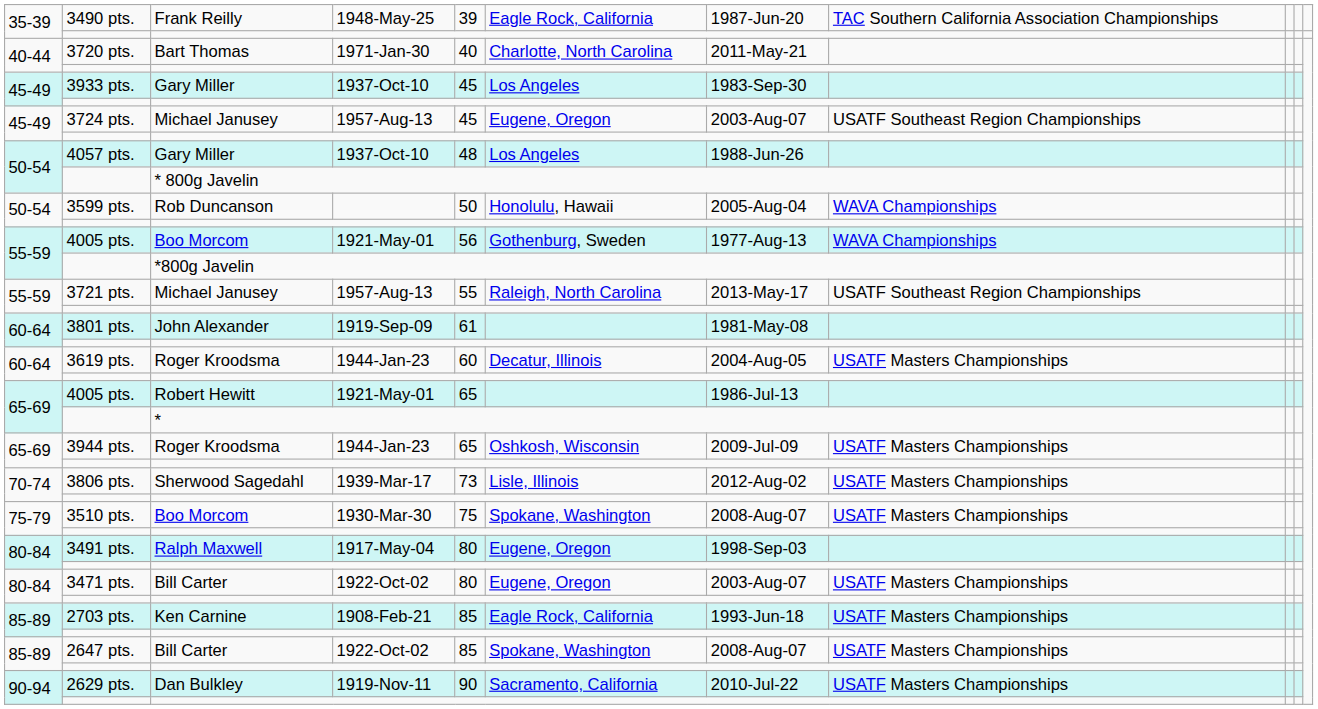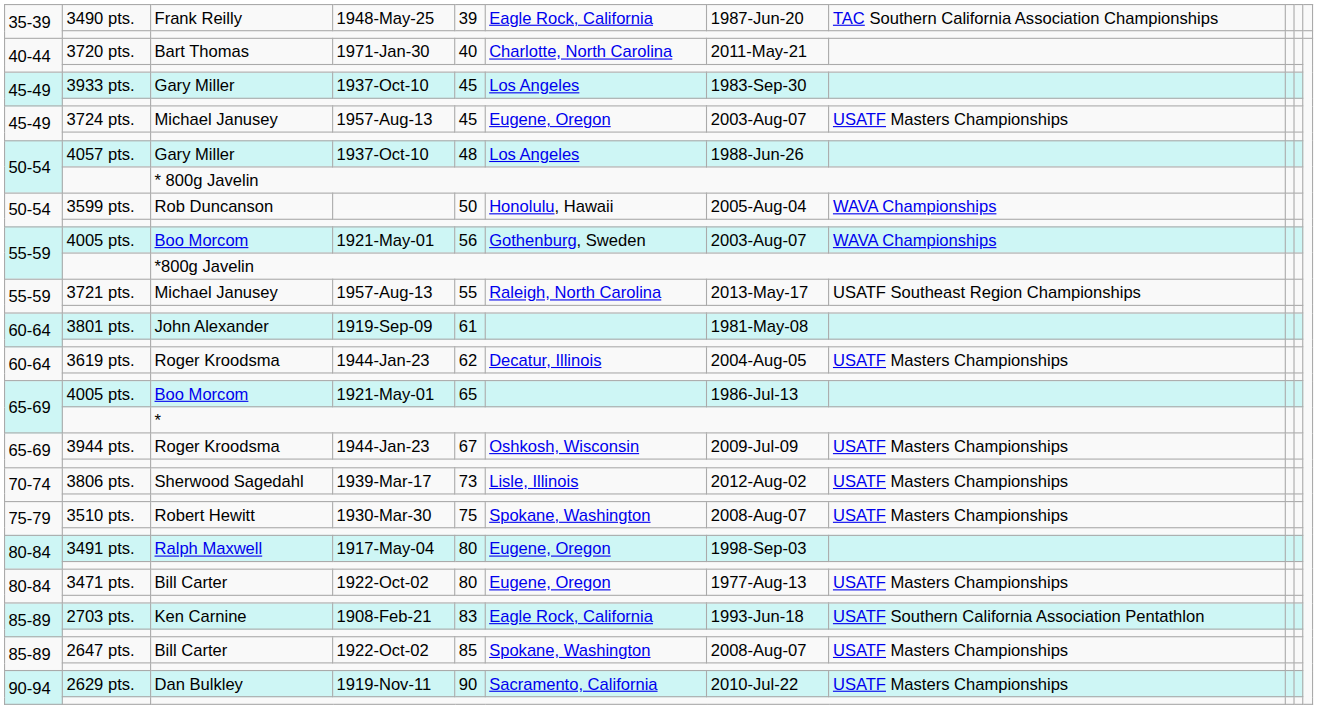(987, 120) USATF Southeast Region Championships -> (951, 120) USATF Masters Championships
(759, 240) 1977-Aug-13 -> (759, 240) 2003-Aug-07
(468, 360) 60 -> (468, 360) 62
(205, 394) Robert Hewitt -> (201, 394) Boo Morcom
(468, 447) 65 -> (468, 447) 67
(201, 514) Boo Morcom -> (205, 514) Robert Hewitt
(759, 582) 2003-Aug-07 -> (759, 582) 1977-Aug-13
(468, 616) 85 -> (468, 616) 83
(951, 616) USATF Masters Championships -> (1019, 616) USATF Southern California Association Pentathlon
